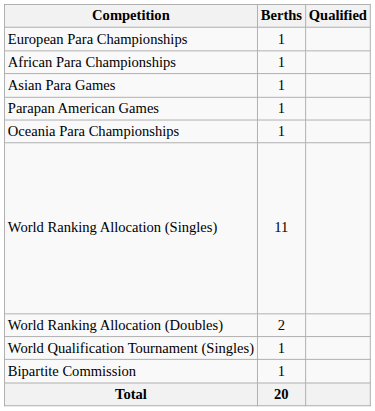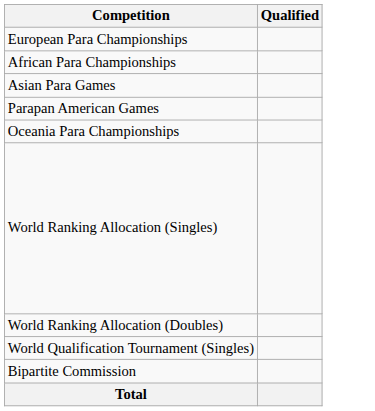- column: (281, 16)
